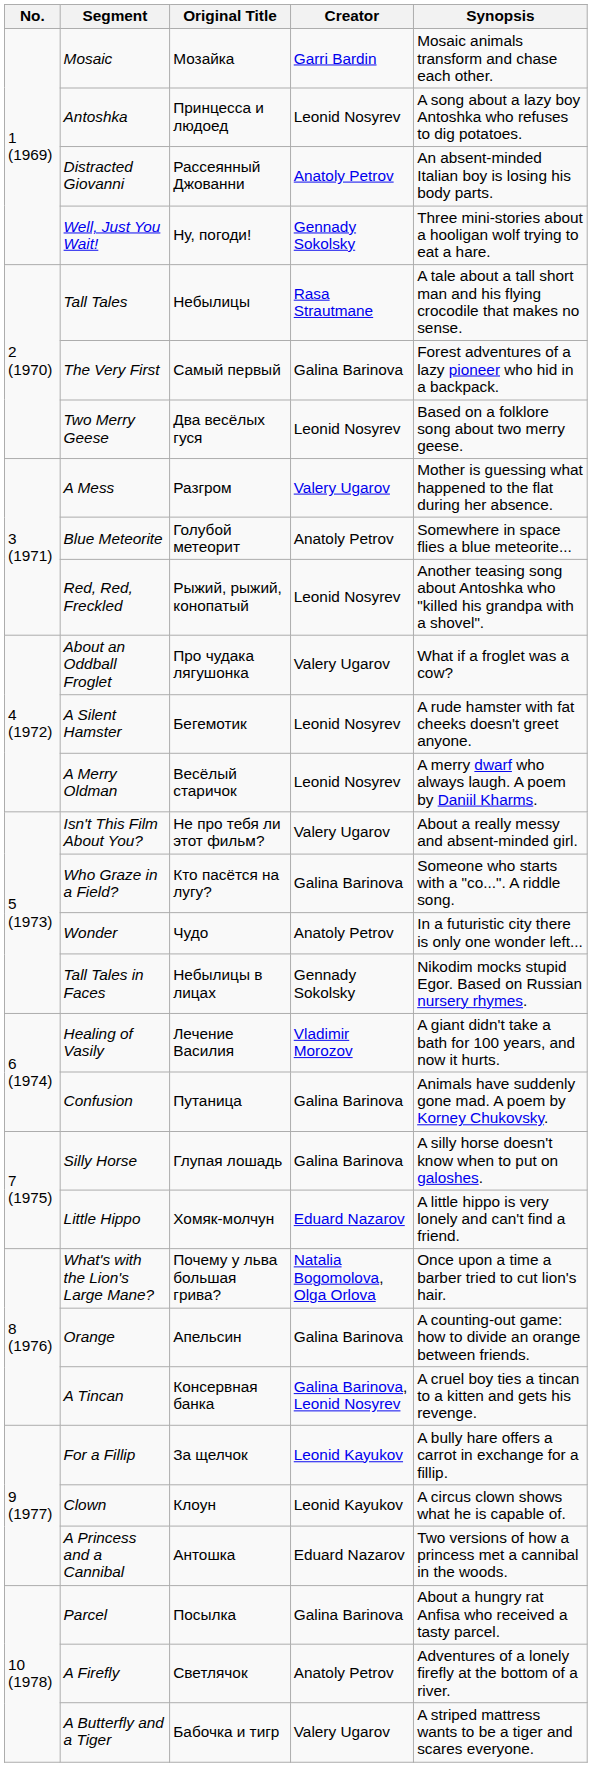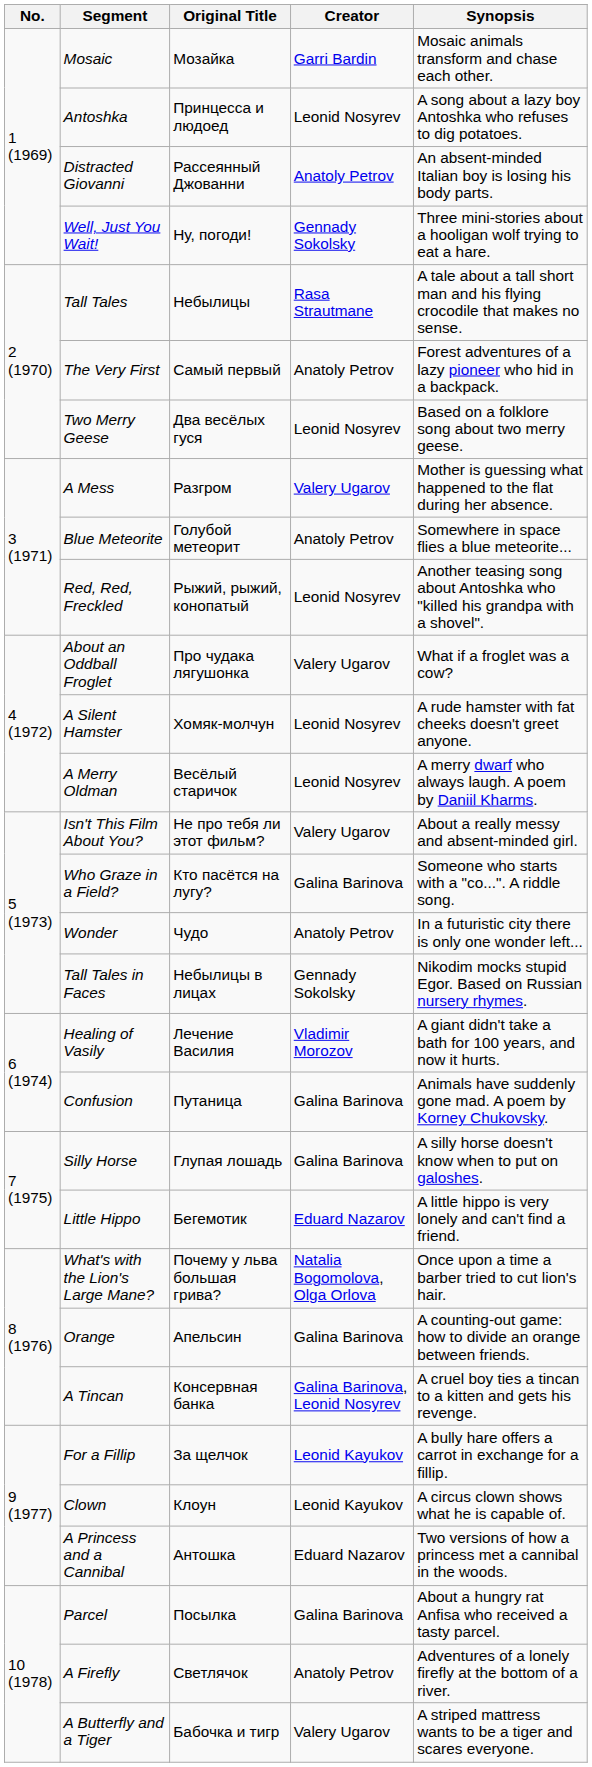(348, 370) Galina Barinova -> (344, 370) Anatoly Petrov
(210, 723) Бегемотик -> (224, 723) Хомяк-молчун
(224, 1219) Хомяк-молчун -> (210, 1219) Бегемотик
